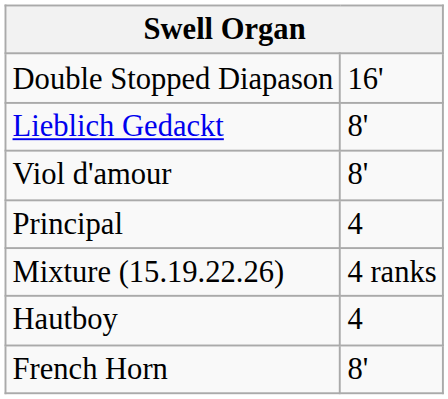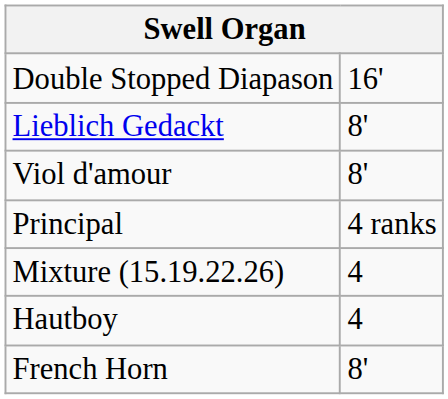(355, 223) 4 -> (392, 223) 4 ranks
(392, 271) 4 ranks -> (355, 271) 4
